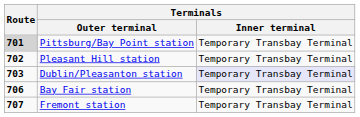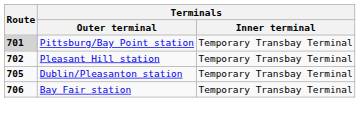(15, 74) 703 -> (15, 74) 705
(276, 74) lavender background -> (276, 74) no background
- row: (83, 105)
